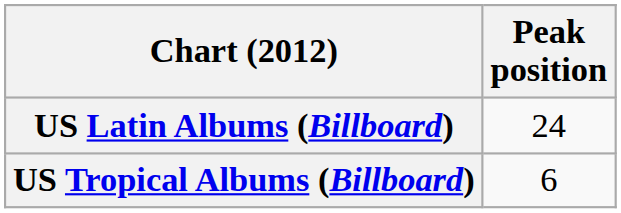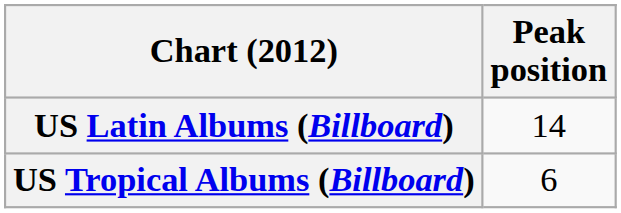(549, 125) 24 -> (549, 125) 14
